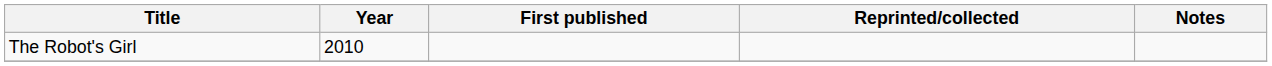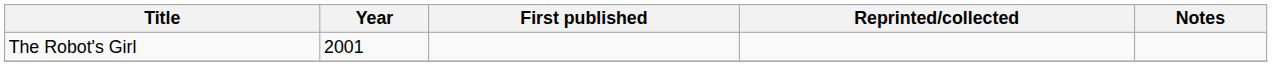(344, 46) 2010 -> (344, 46) 2001
